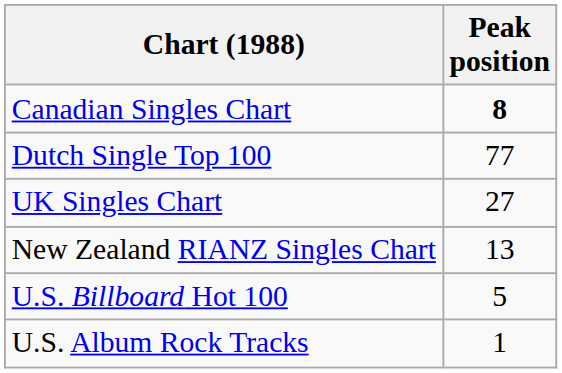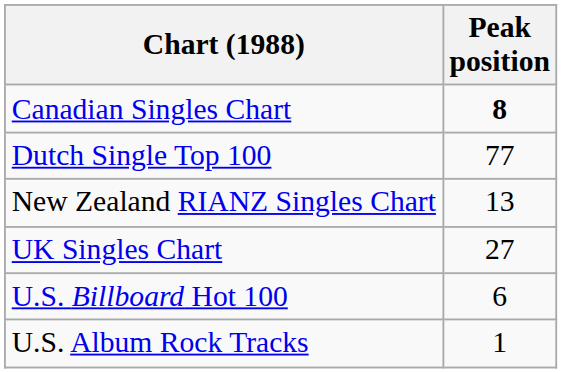rows swapped: (224, 249) <-> (117, 202)
(500, 295) 5 -> (500, 295) 6
